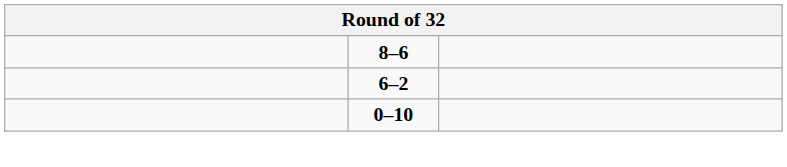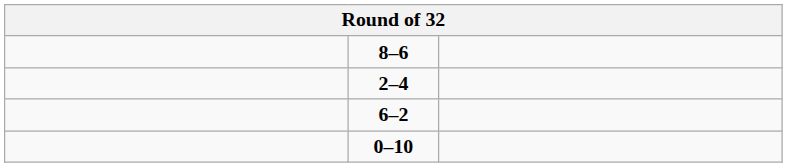+ row: (393, 83)
